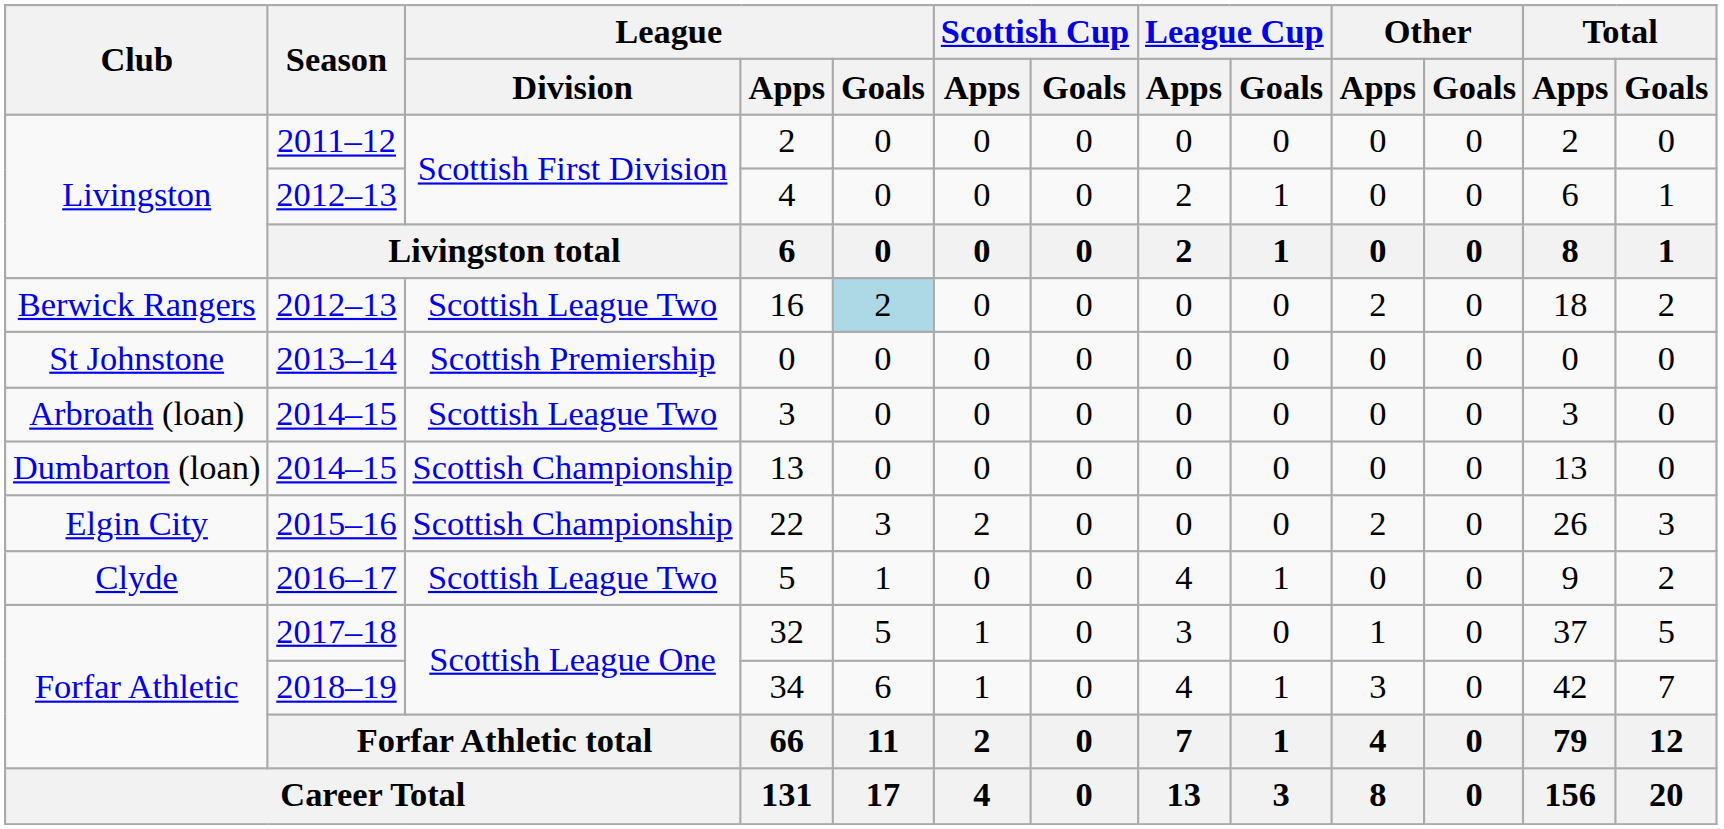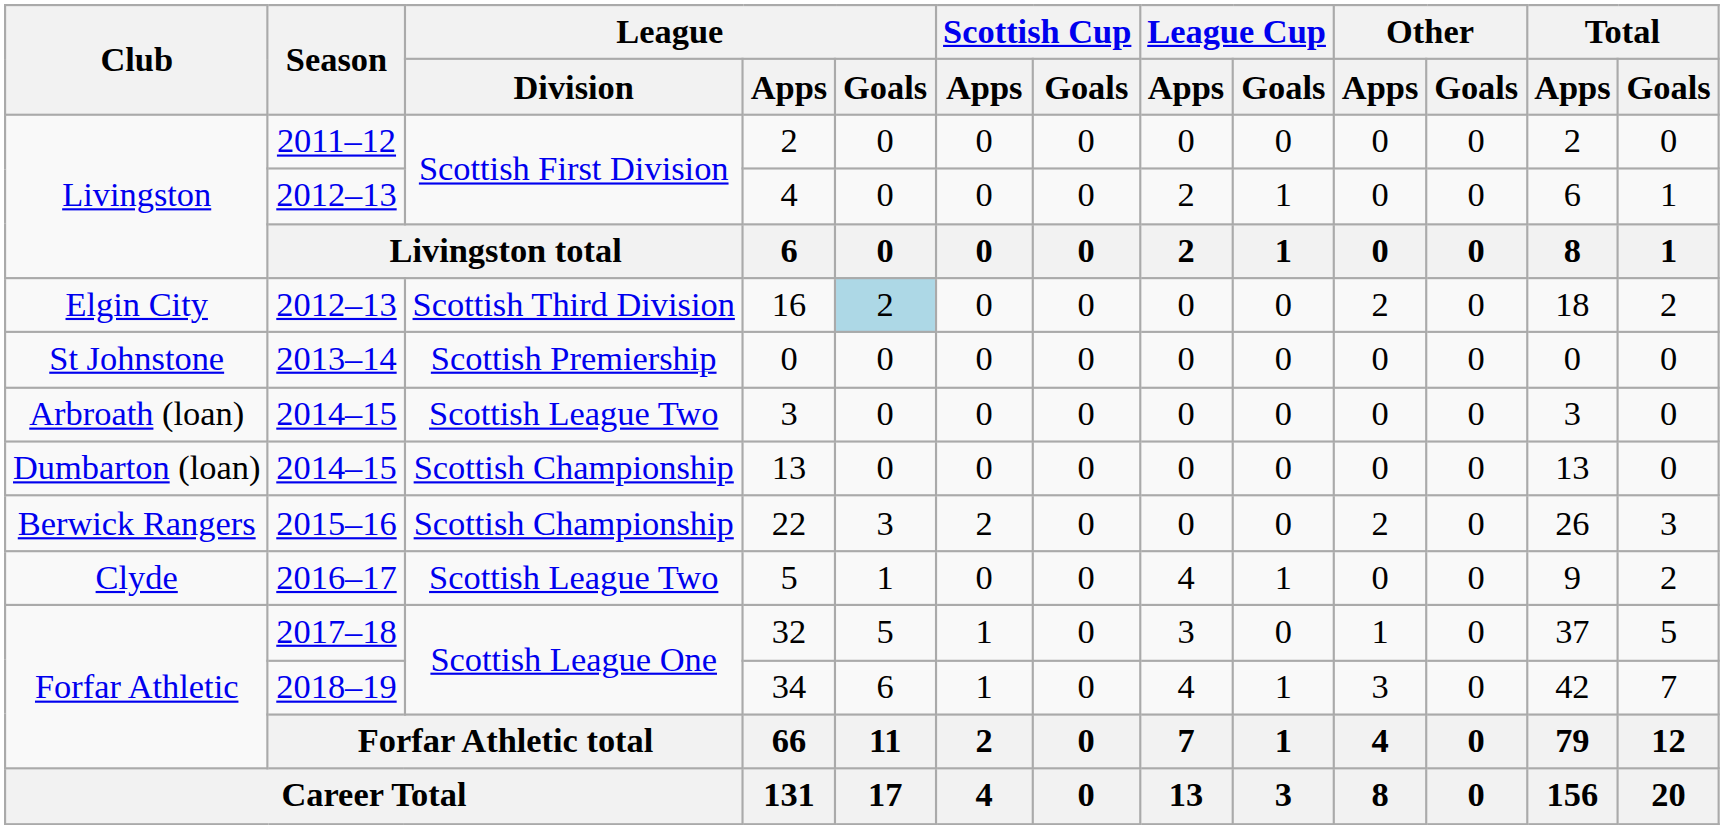(137, 304) Berwick Rangers -> (137, 304) Elgin City
(573, 304) Scottish League Two -> (574, 304) Scottish Third Division
(137, 522) Elgin City -> (137, 522) Berwick Rangers
